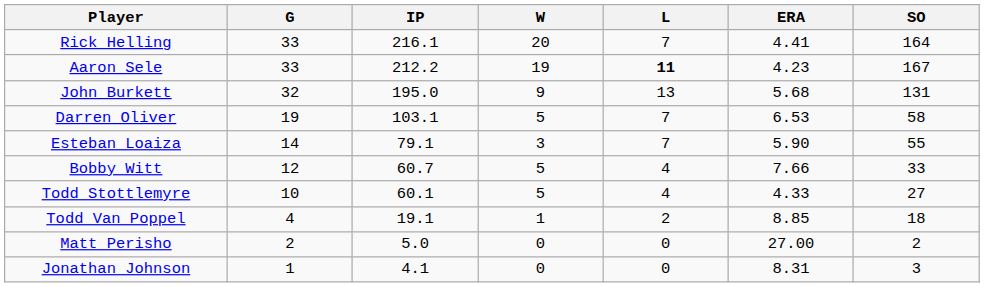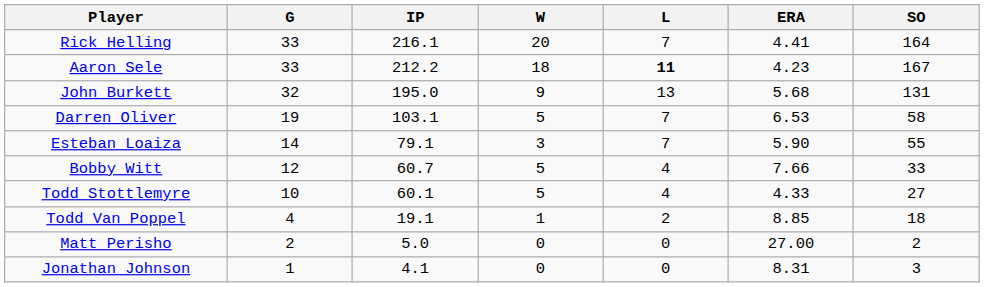(540, 68) 19 -> (540, 68) 18
